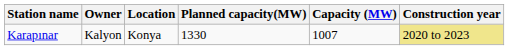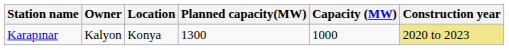(194, 34) 1330 -> (194, 34) 1300
(325, 34) 1007 -> (325, 34) 1000
